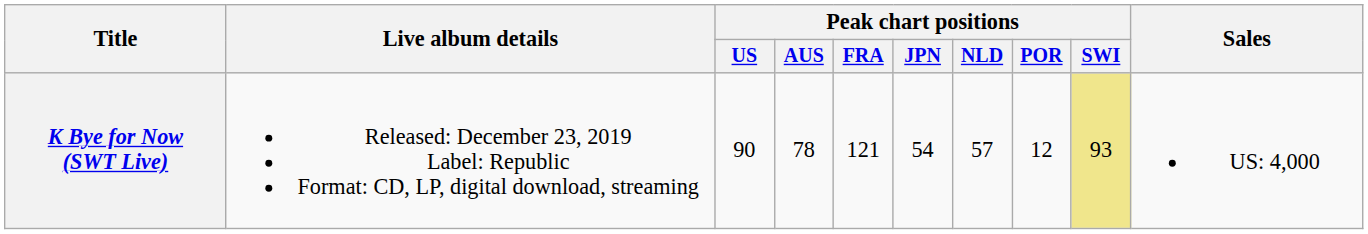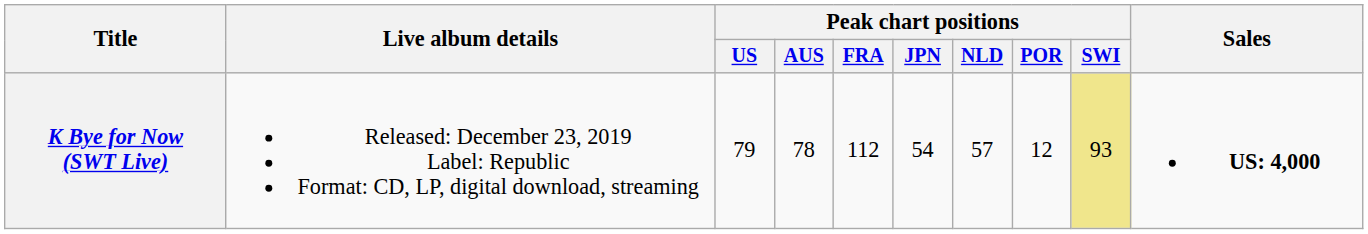(744, 150) 90 -> (744, 150) 79
(863, 150) 121 -> (863, 150) 112
(1247, 163) normal -> (1247, 163) bold
